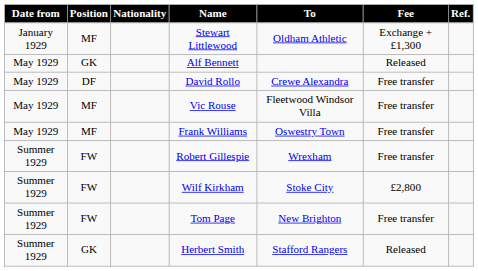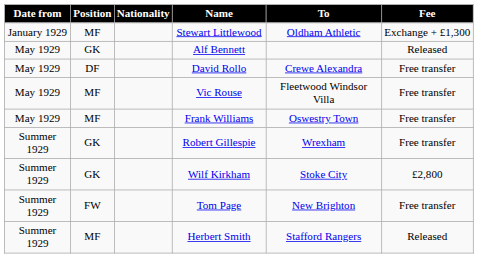- column: (461, 14)
(89, 156) FW -> (92, 143) GK
(89, 187) FW -> (92, 174) GK
(89, 250) GK -> (92, 237) MF
